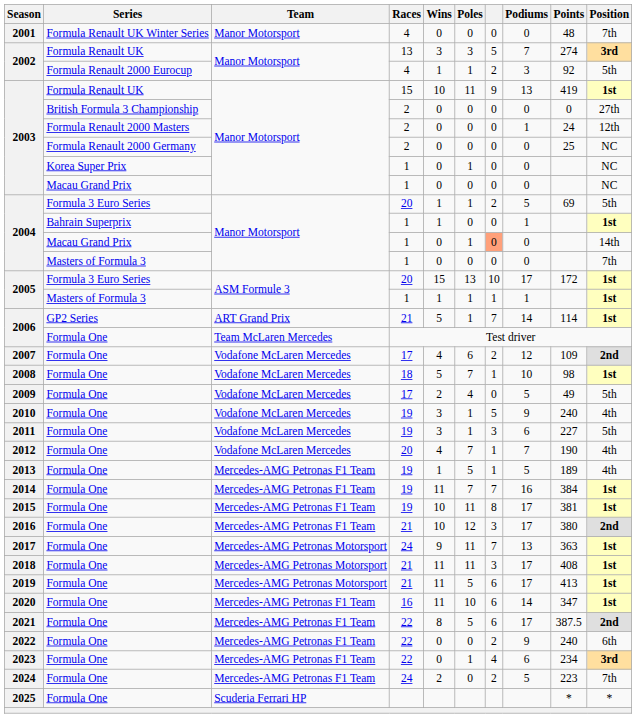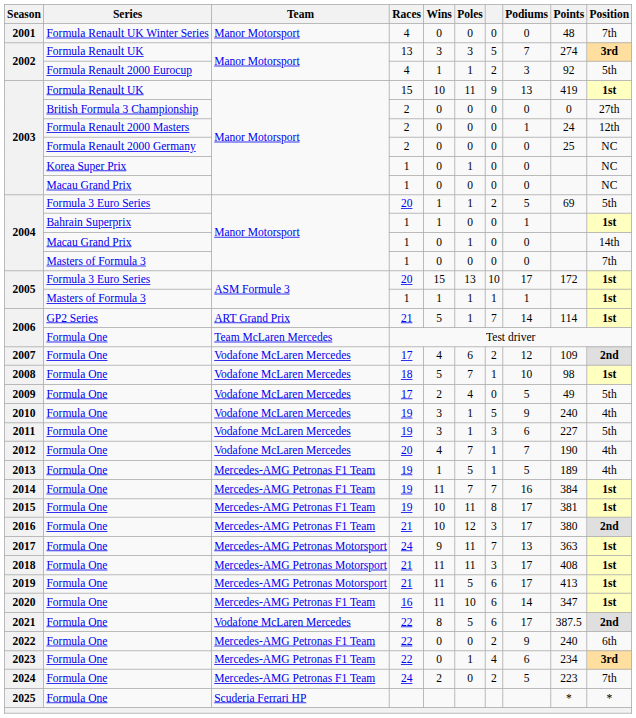(494, 242) lightsalmon background -> (494, 242) no background
(295, 622) Mercedes-AMG Petronas F1 Team -> (283, 622) Vodafone McLaren Mercedes
